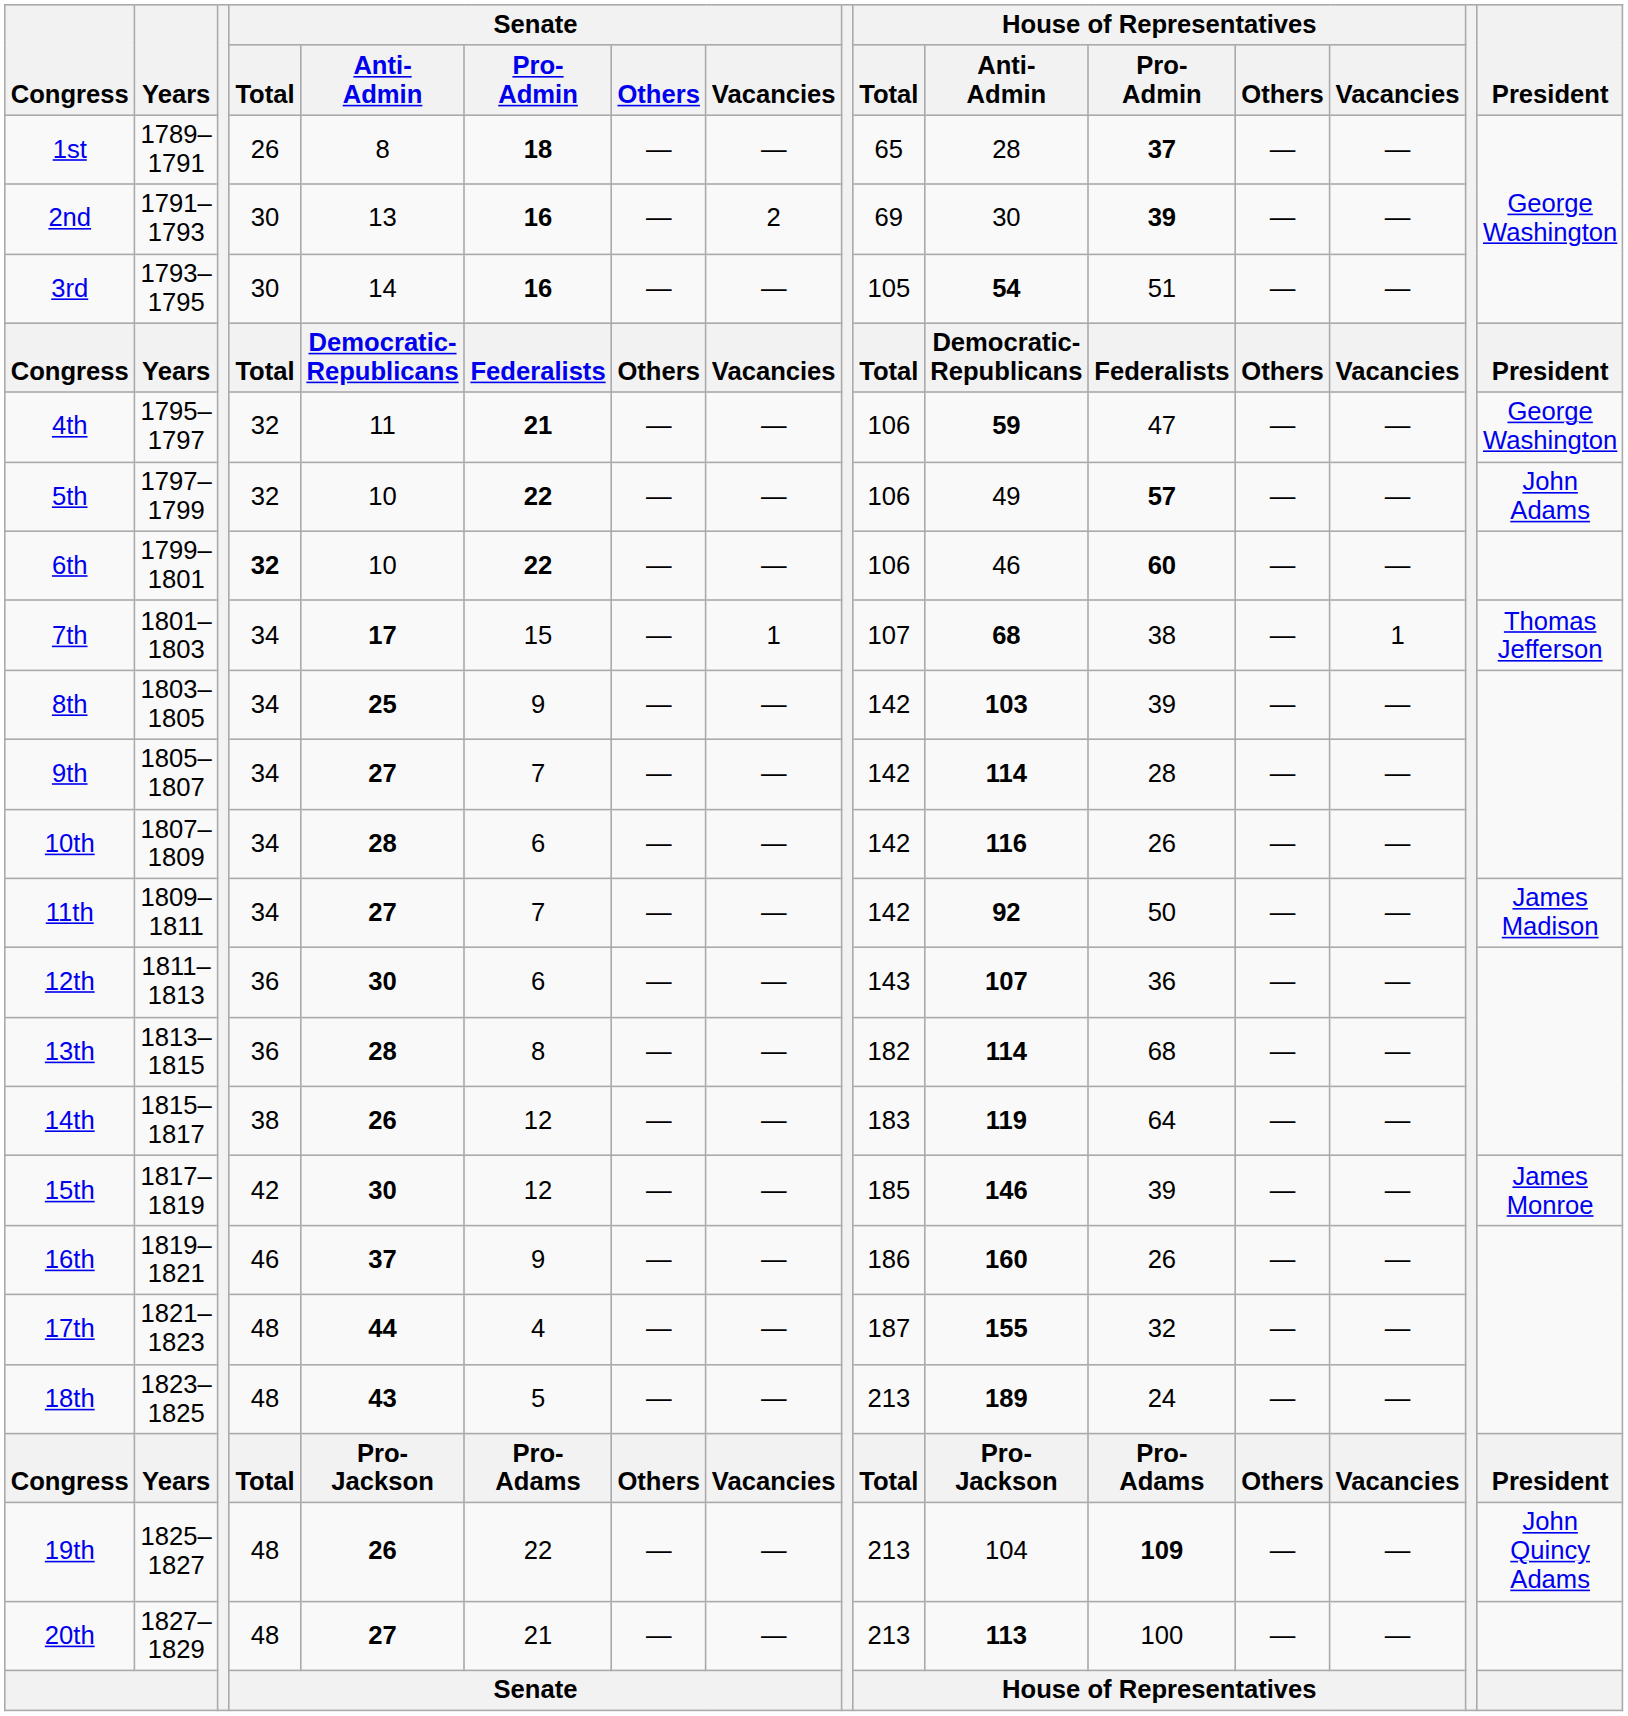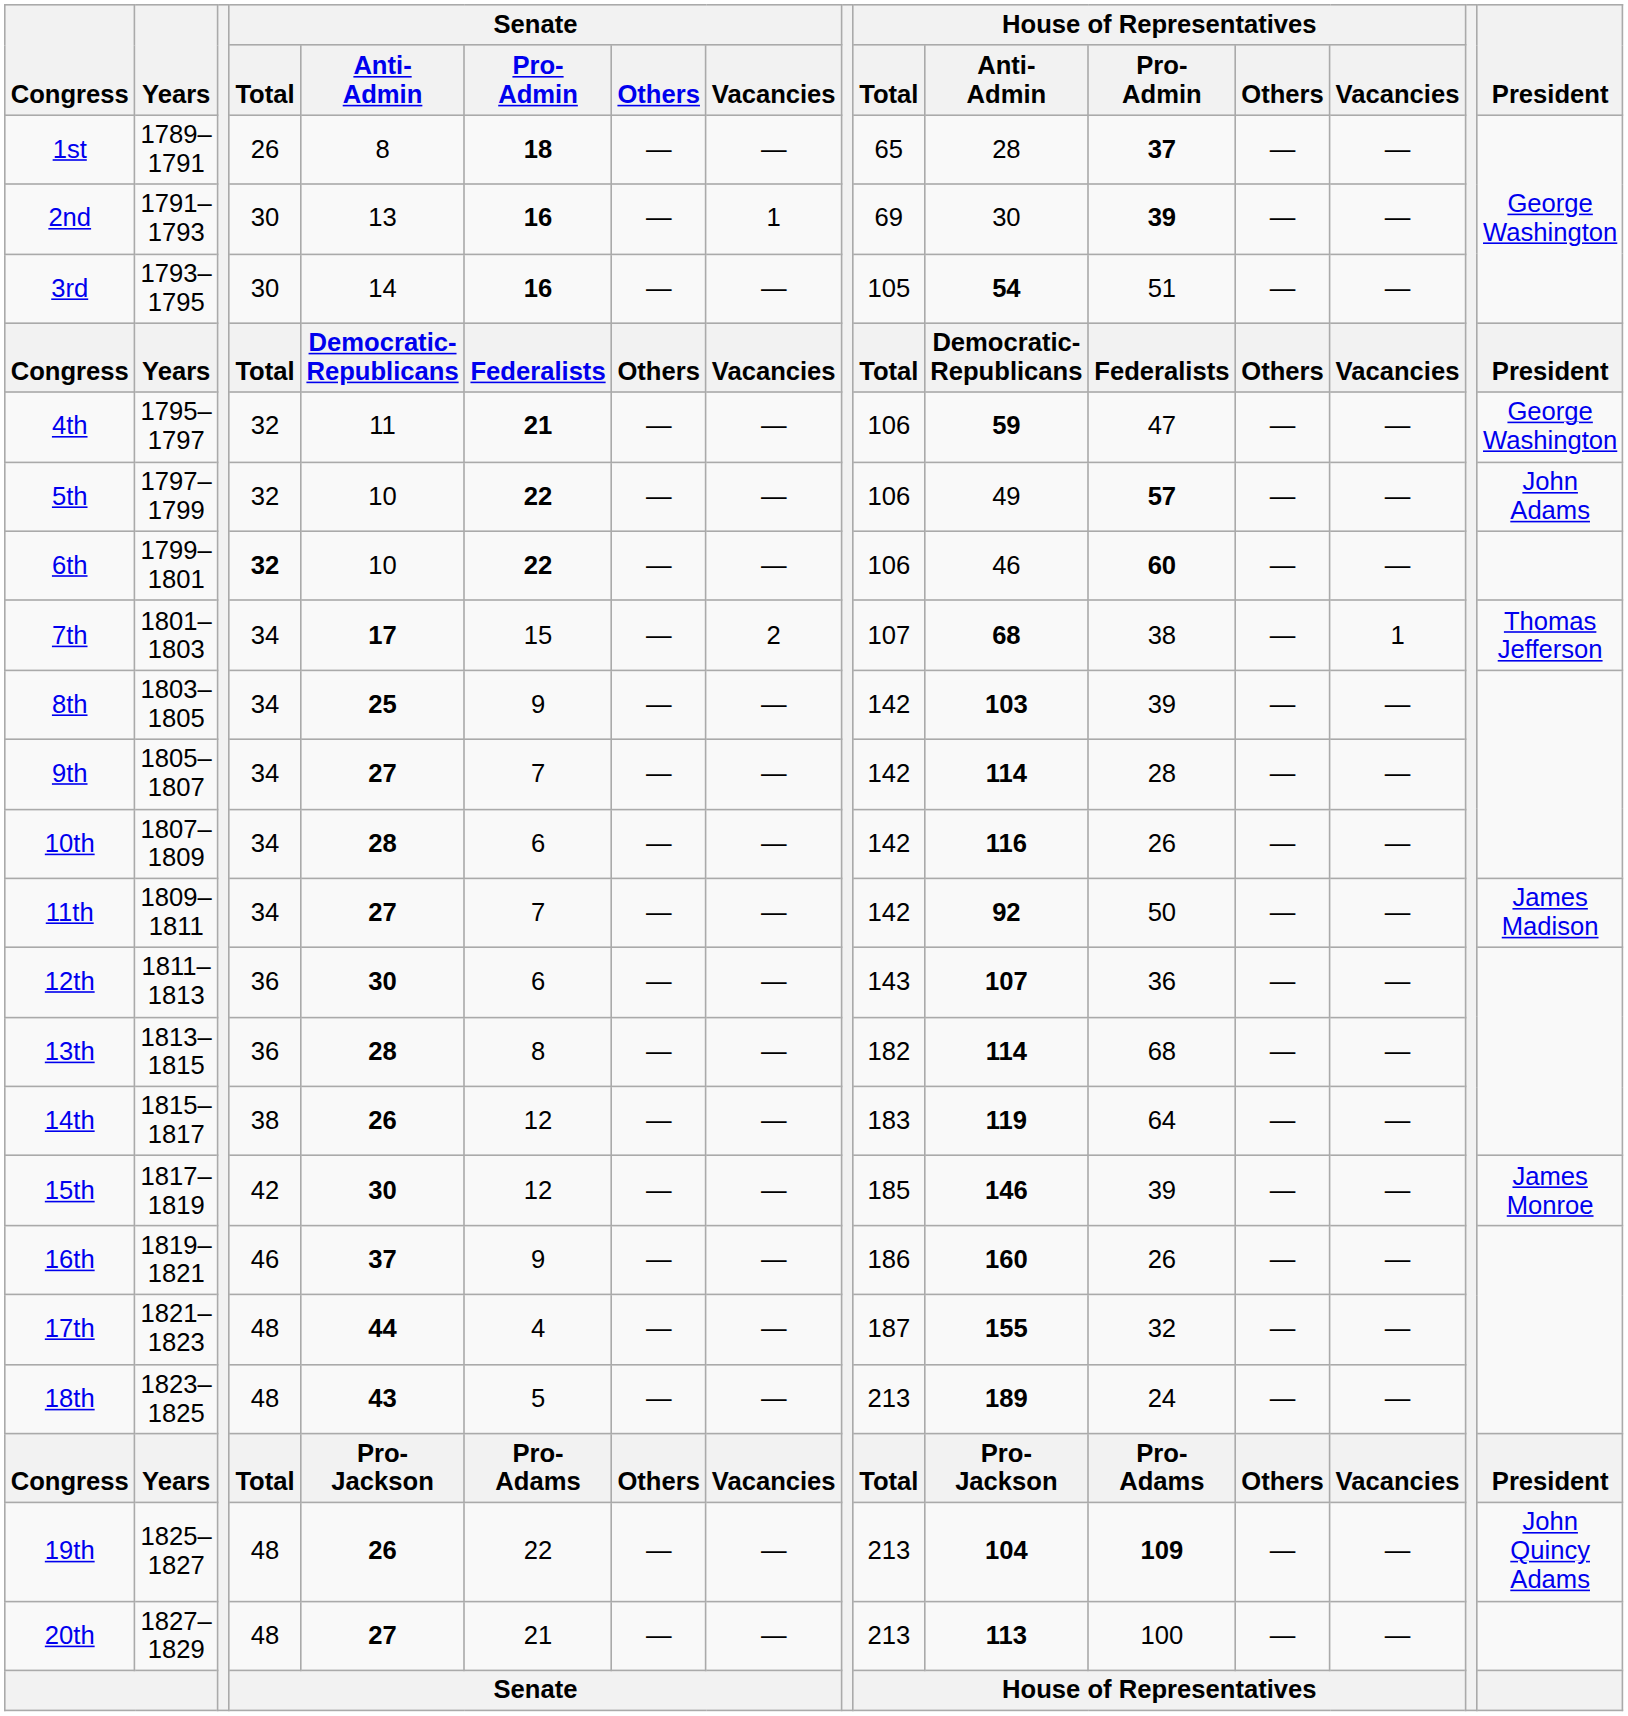(774, 218) 2 -> (774, 218) 1
(774, 635) 1 -> (774, 635) 2
(1006, 1551) normal -> (1006, 1551) bold
